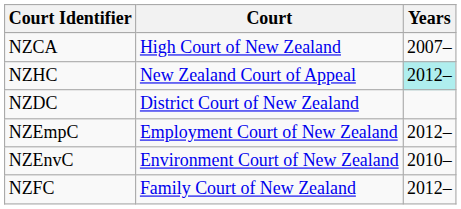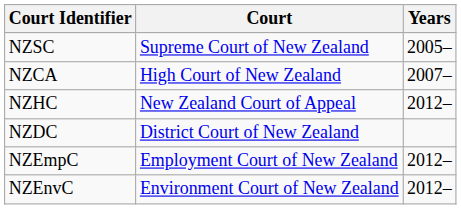+ row: (32, 47)
(429, 75) paleturquoise background -> (429, 103) no background
(429, 160) 2010– -> (429, 189) 2012–
- row: (32, 189)
